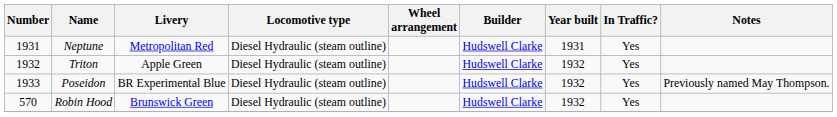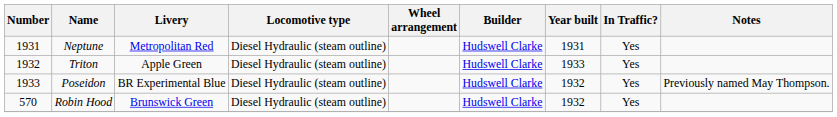(573, 64) 1932 -> (573, 64) 1933
